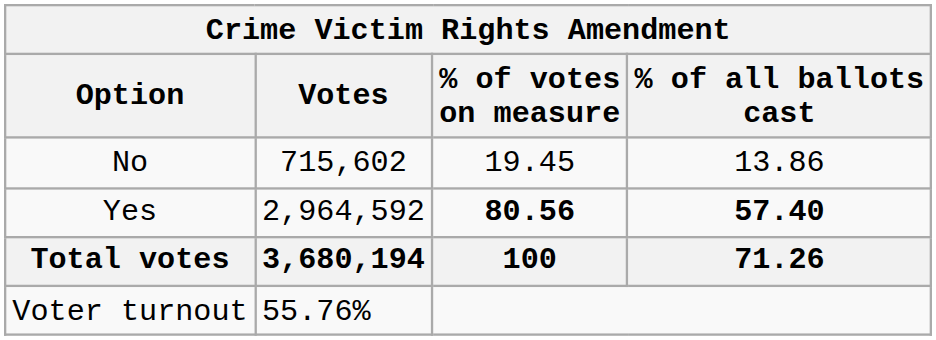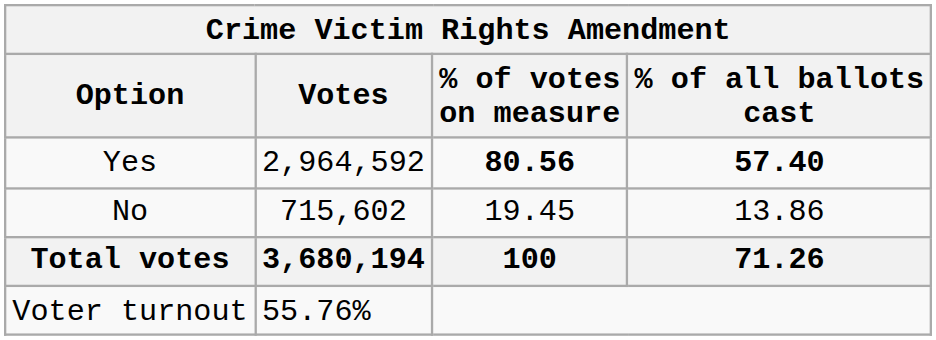rows swapped: (130, 212) <-> (130, 163)
